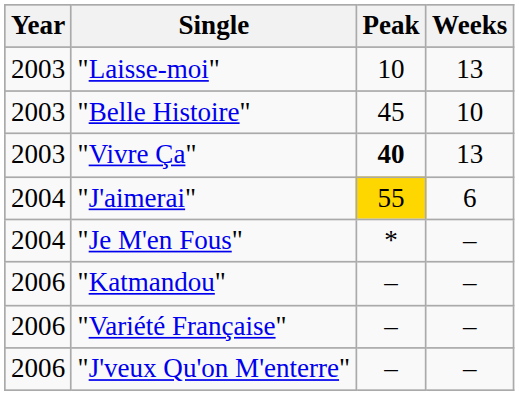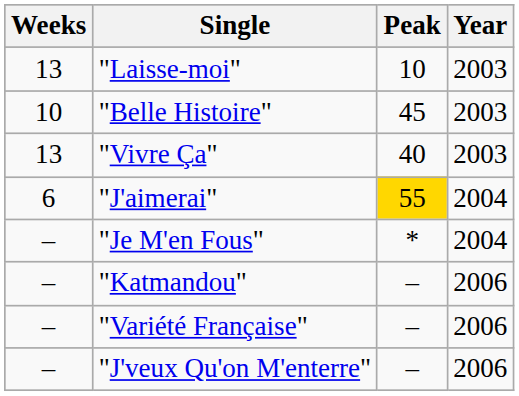columns swapped: (38, 25) <-> (470, 25)
(391, 154) bold -> (412, 154) normal
